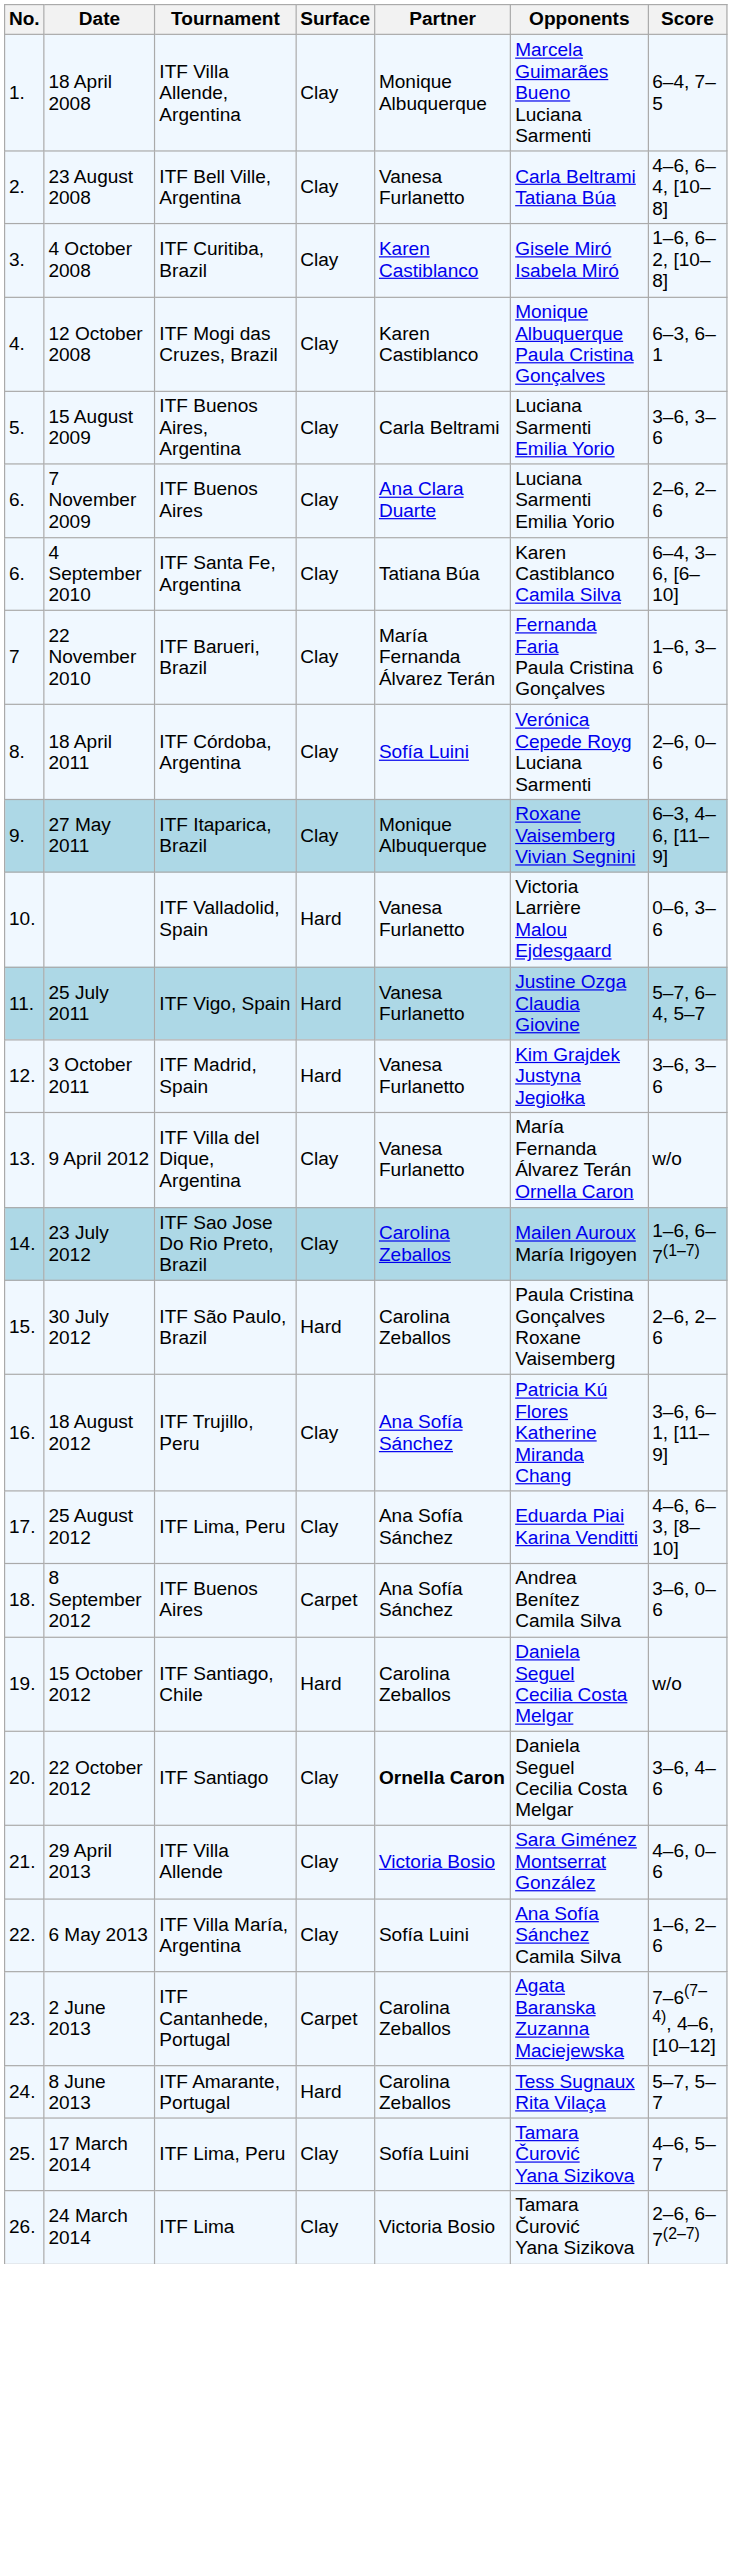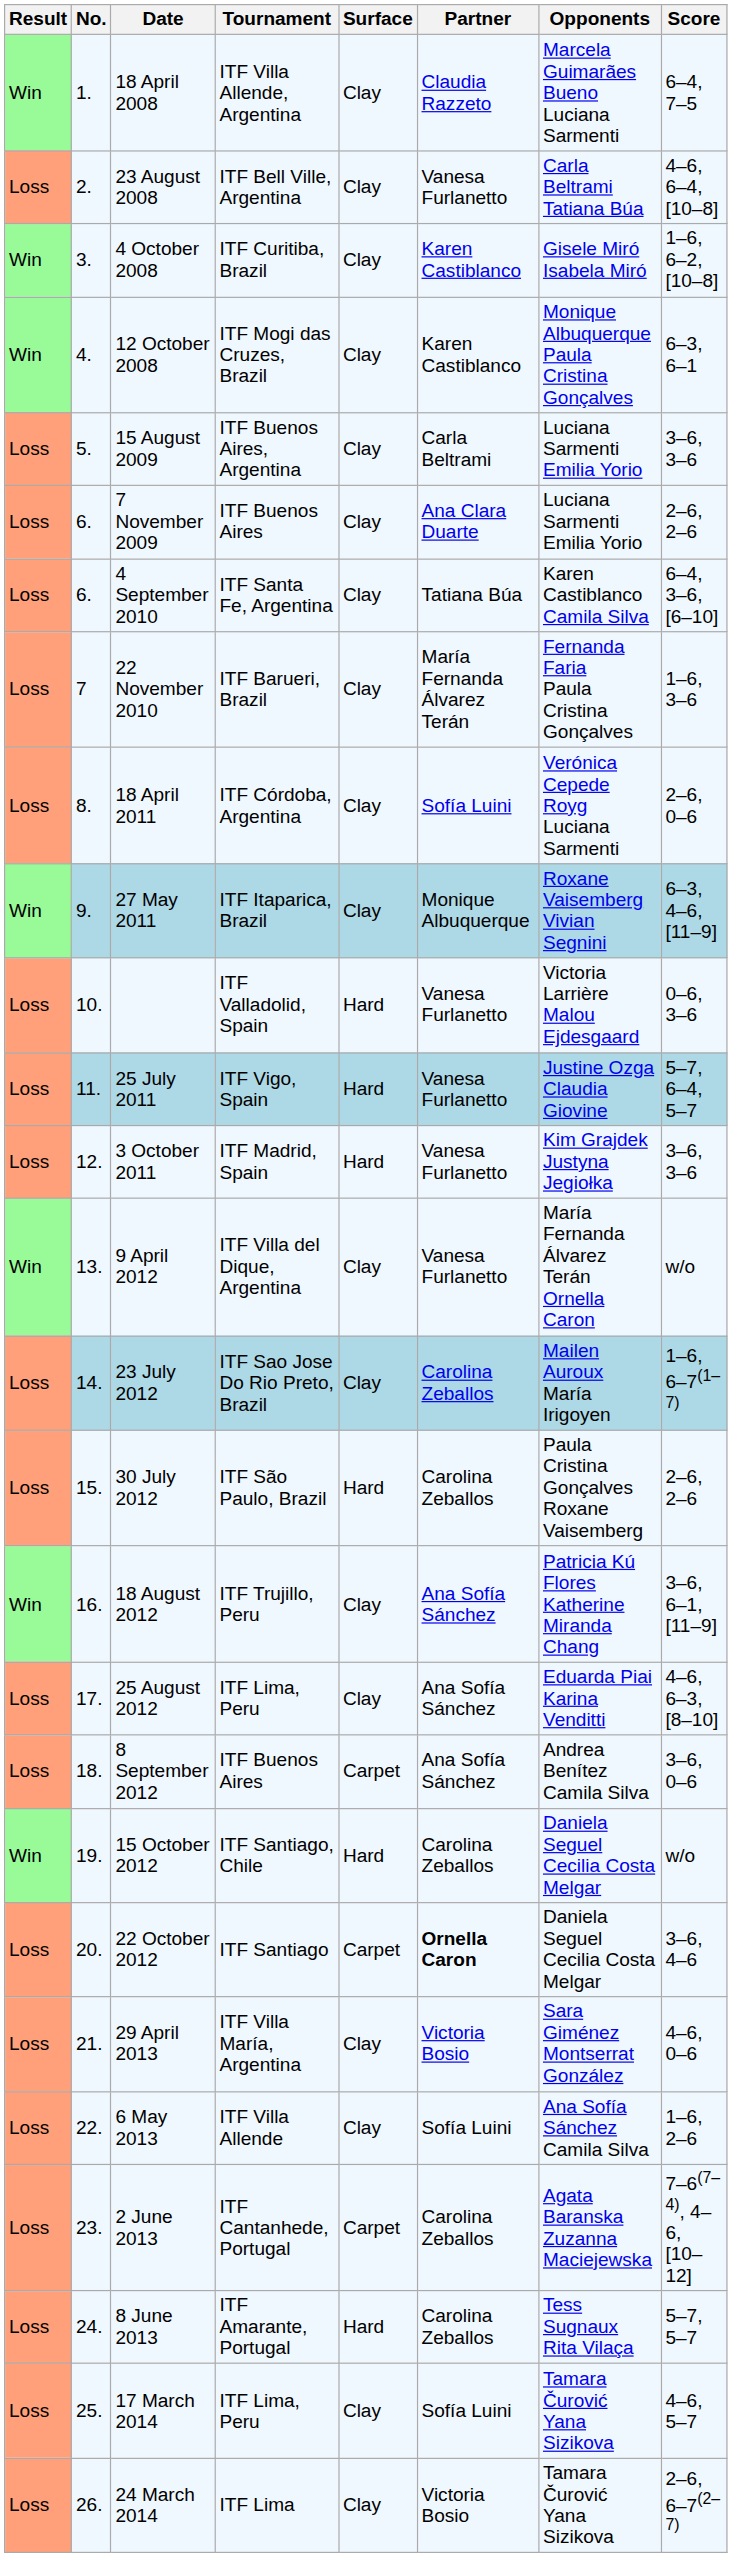+ column: (38, 19)
(433, 92) Monique Albuquerque -> (456, 92) Claudia Razzeto
(319, 1778) Clay -> (371, 1949) Carpet
(194, 1862) ITF Villa Allende -> (260, 2044) ITF Villa María, Argentina
(224, 1935) ITF Villa María, Argentina -> (254, 2127) ITF Villa Allende
